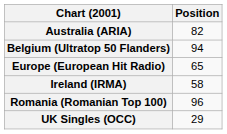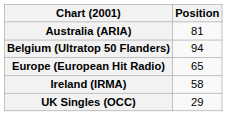(197, 31) 82 -> (197, 31) 81
- row: (88, 102)
